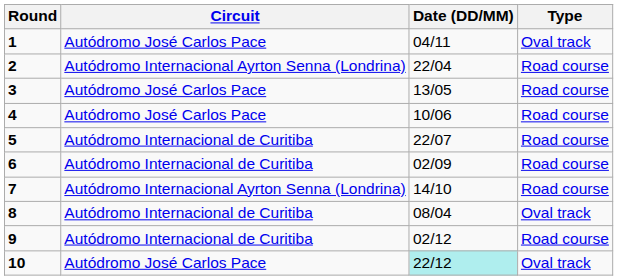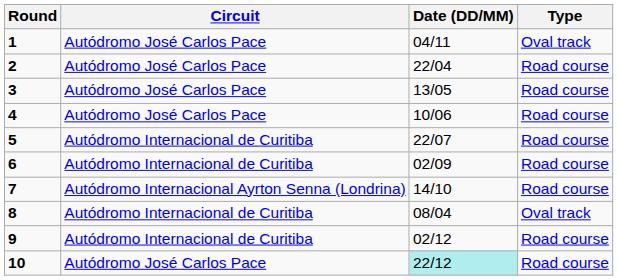(235, 66) Autódromo Internacional Ayrton Senna (Londrina) -> (165, 66) Autódromo José Carlos Pace
(556, 262) Oval track -> (565, 262) Road course
